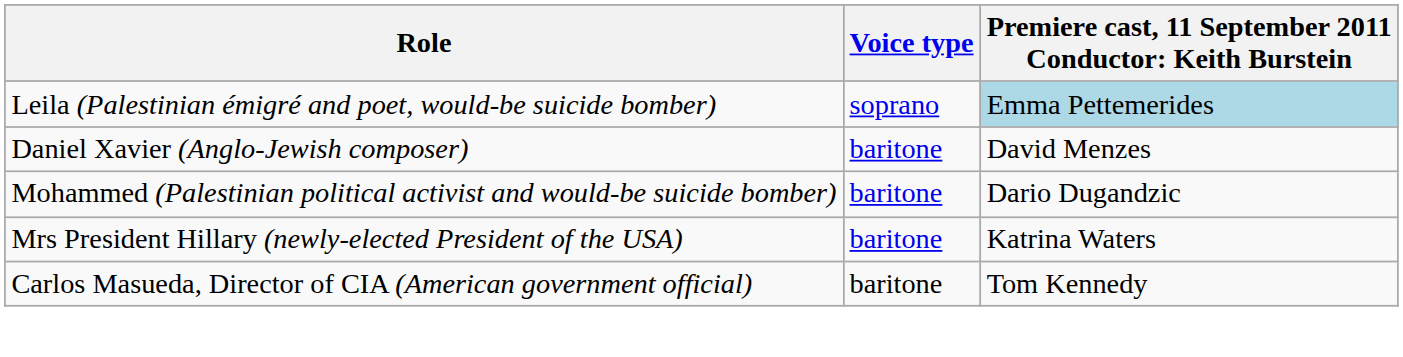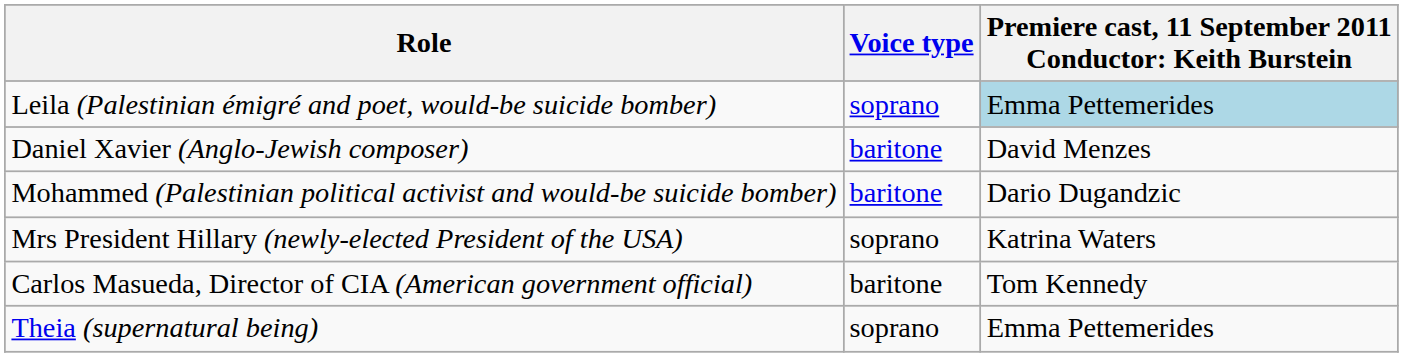(896, 238) baritone -> (894, 238) soprano
+ row: (165, 328)
